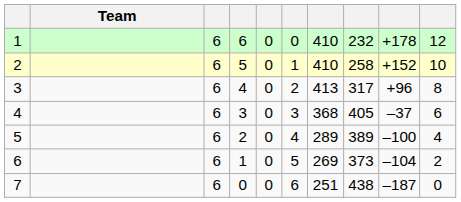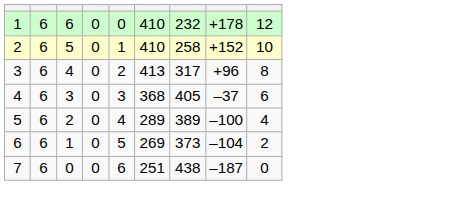- column: (117, 16)
